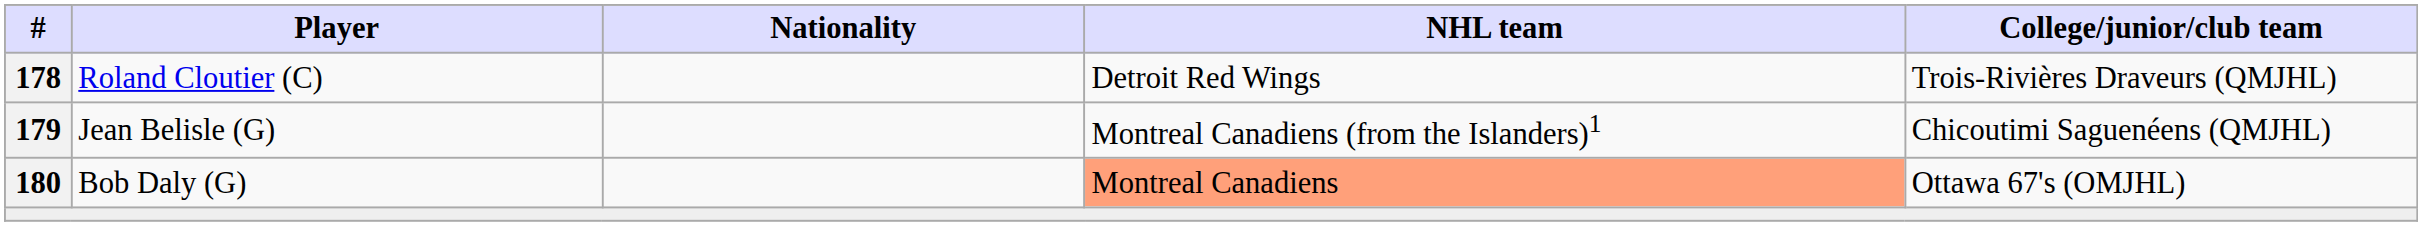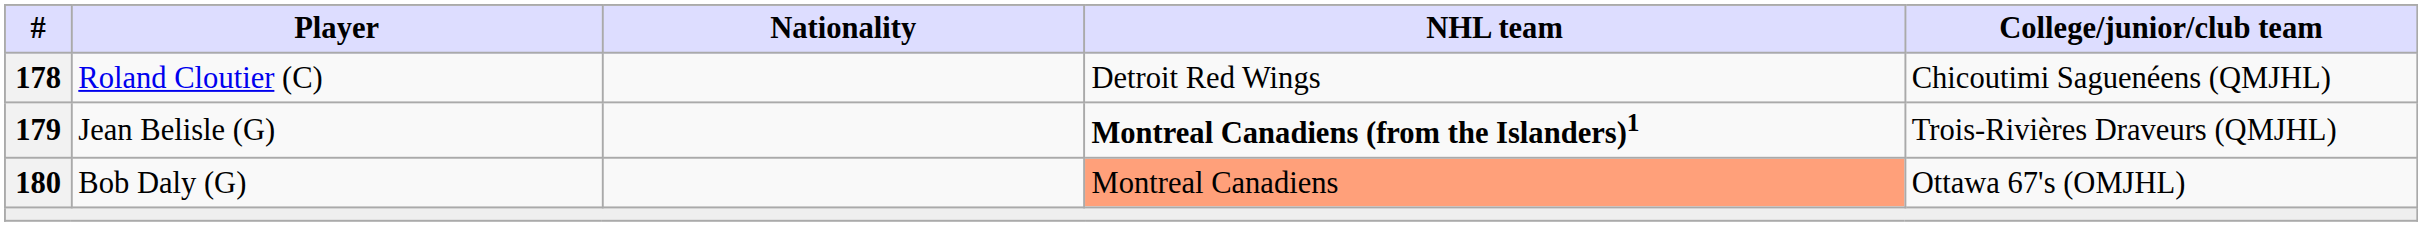(2124, 77) Trois-Rivières Draveurs (QMJHL) -> (2121, 77) Chicoutimi Saguenéens (QMJHL)
(1346, 129) normal -> (1366, 129) bold
(2121, 129) Chicoutimi Saguenéens (QMJHL) -> (2124, 129) Trois-Rivières Draveurs (QMJHL)
